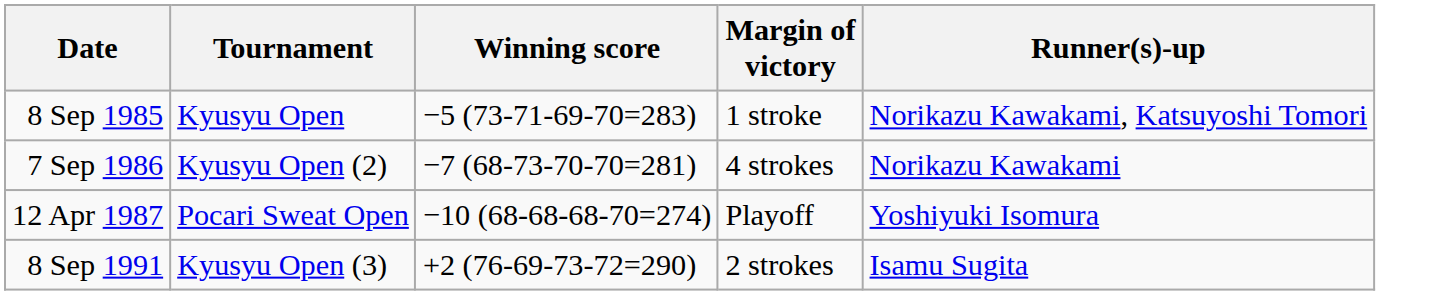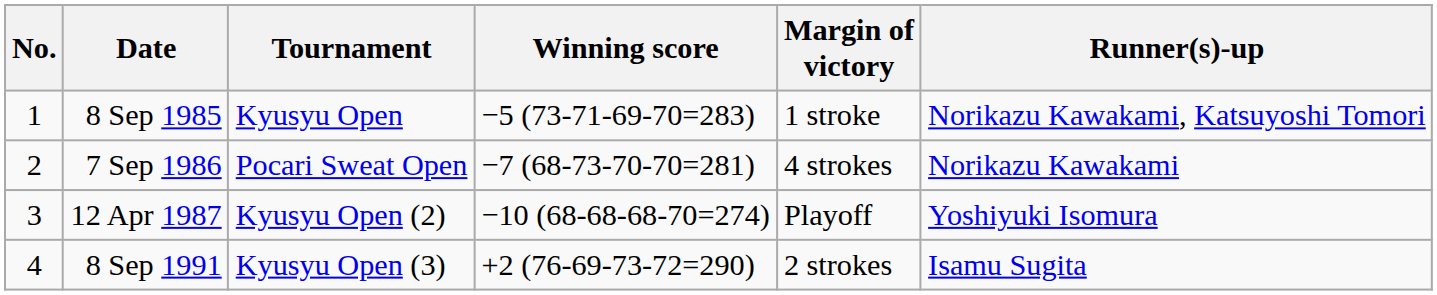+ column: (34, 47)
(282, 165) Kyusyu Open (2) -> (352, 165) Pocari Sweat Open
(293, 215) Pocari Sweat Open -> (341, 215) Kyusyu Open (2)
